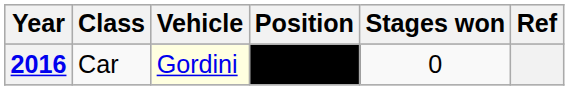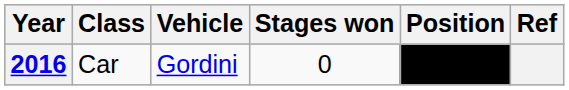columns swapped: (304, 24) <-> (435, 24)
(197, 64) lightyellow background -> (197, 64) no background
